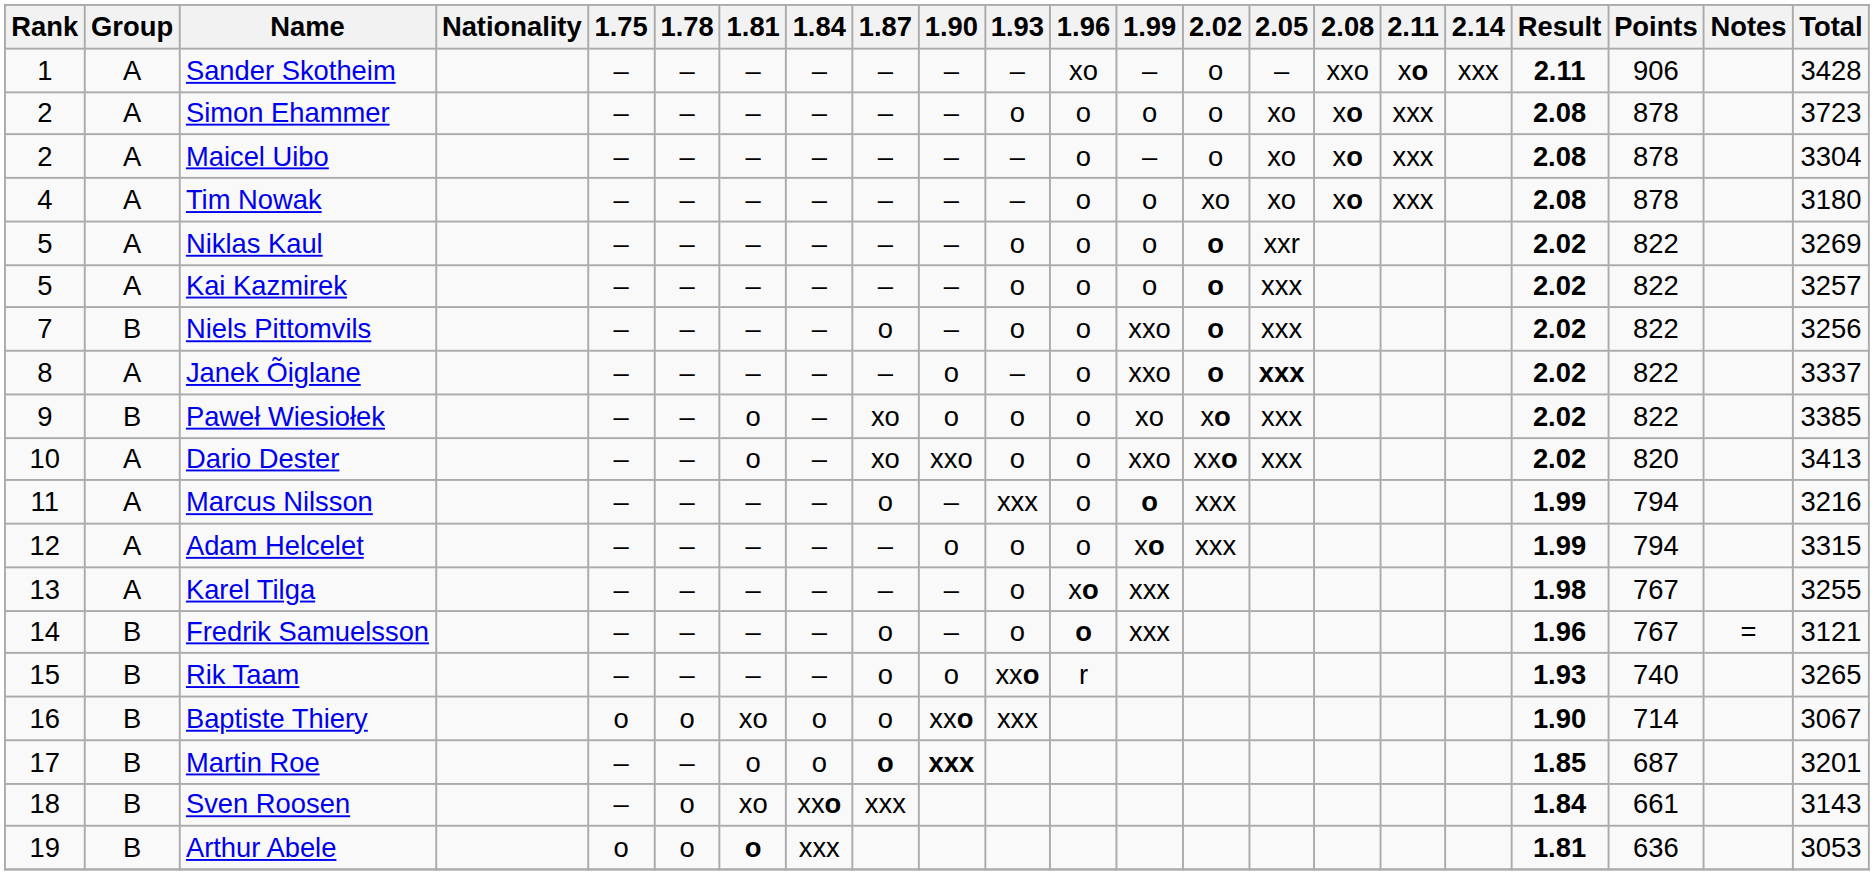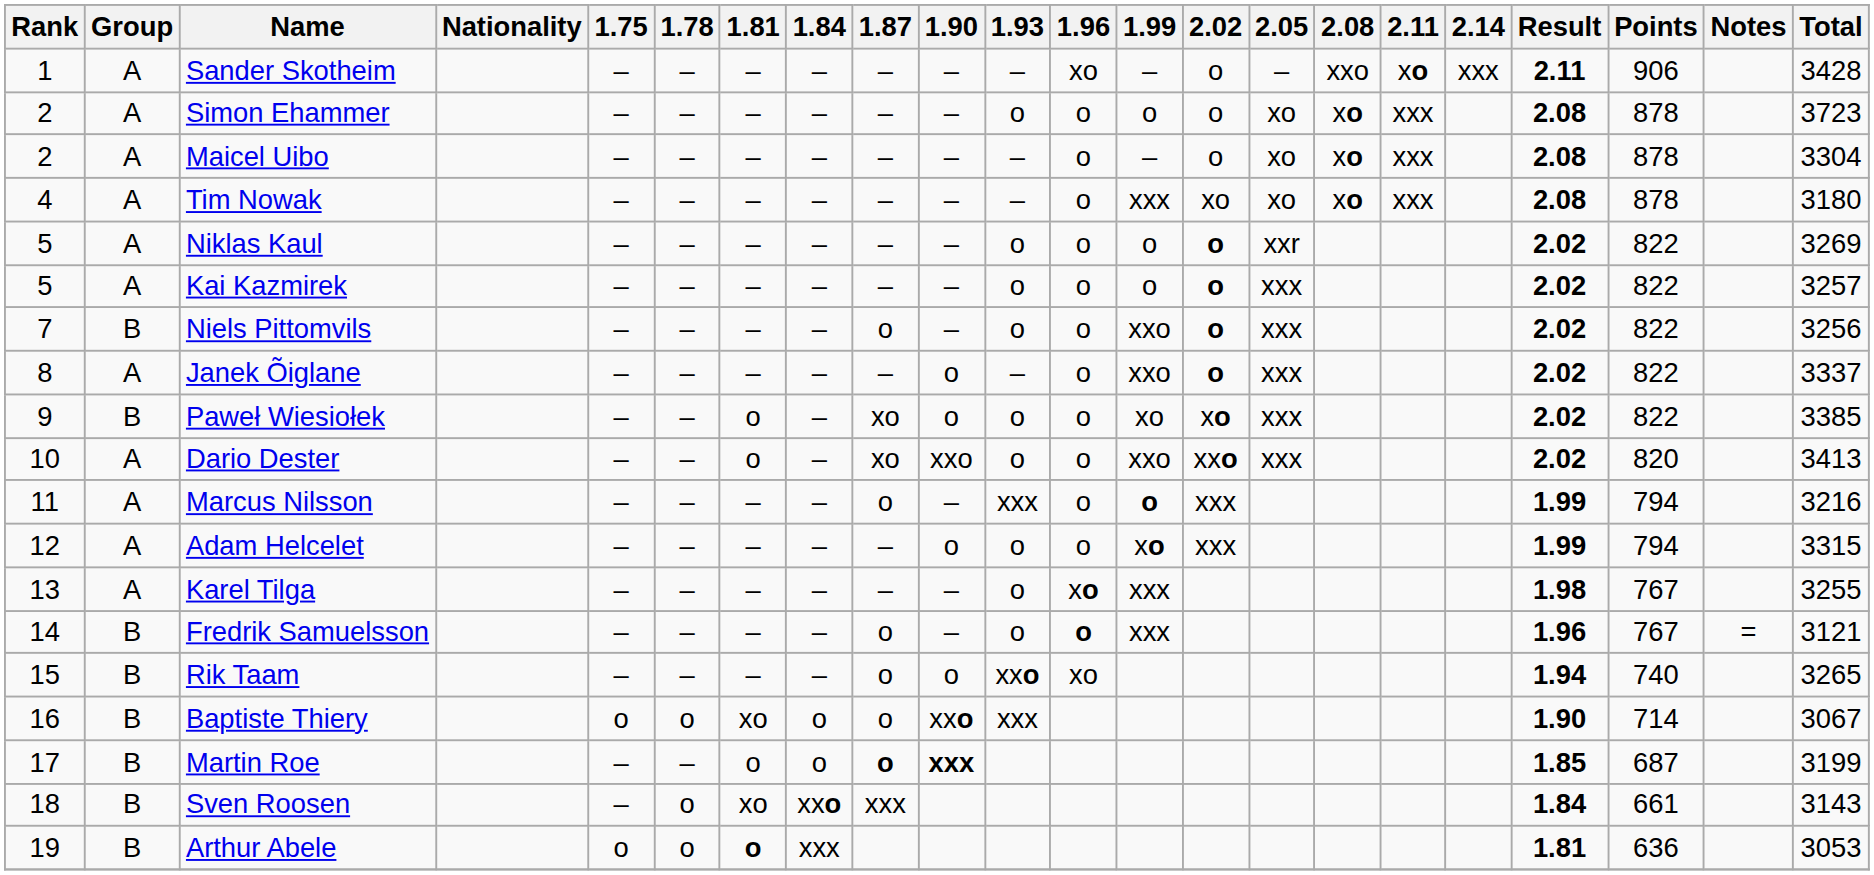(1150, 200) o -> (1150, 200) xxx
(1282, 373) bold -> (1282, 373) normal
(1083, 675) r -> (1083, 675) xo
(1560, 675) 1.93 -> (1560, 675) 1.94
(1831, 762) 3201 -> (1831, 762) 3199
